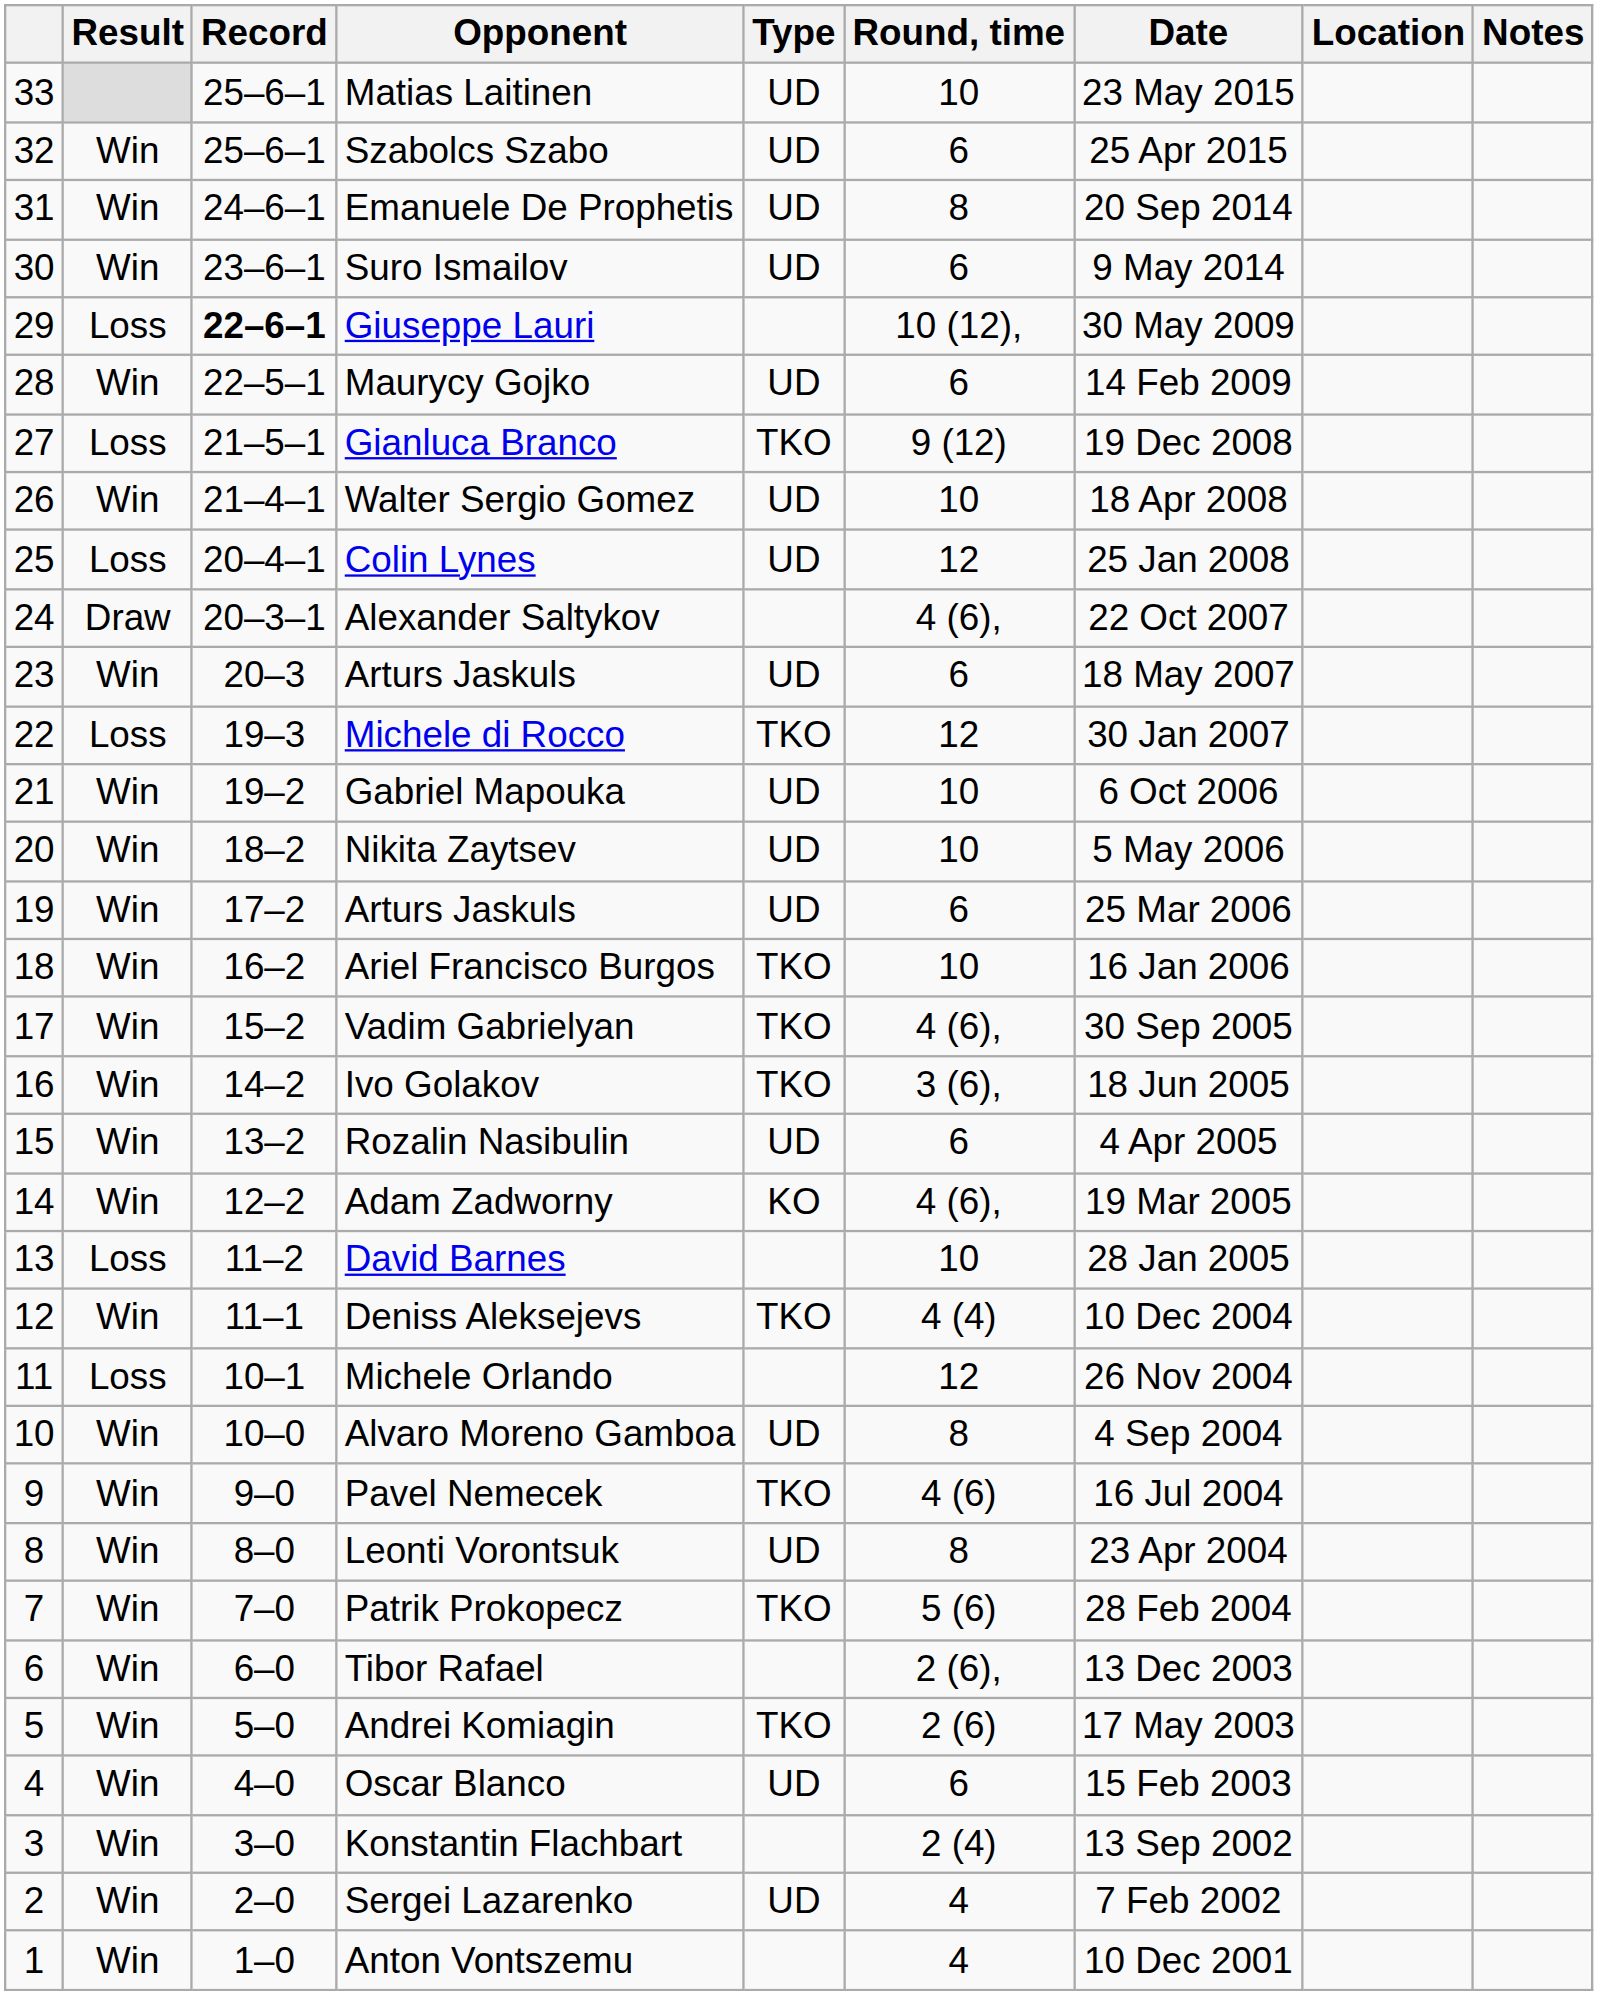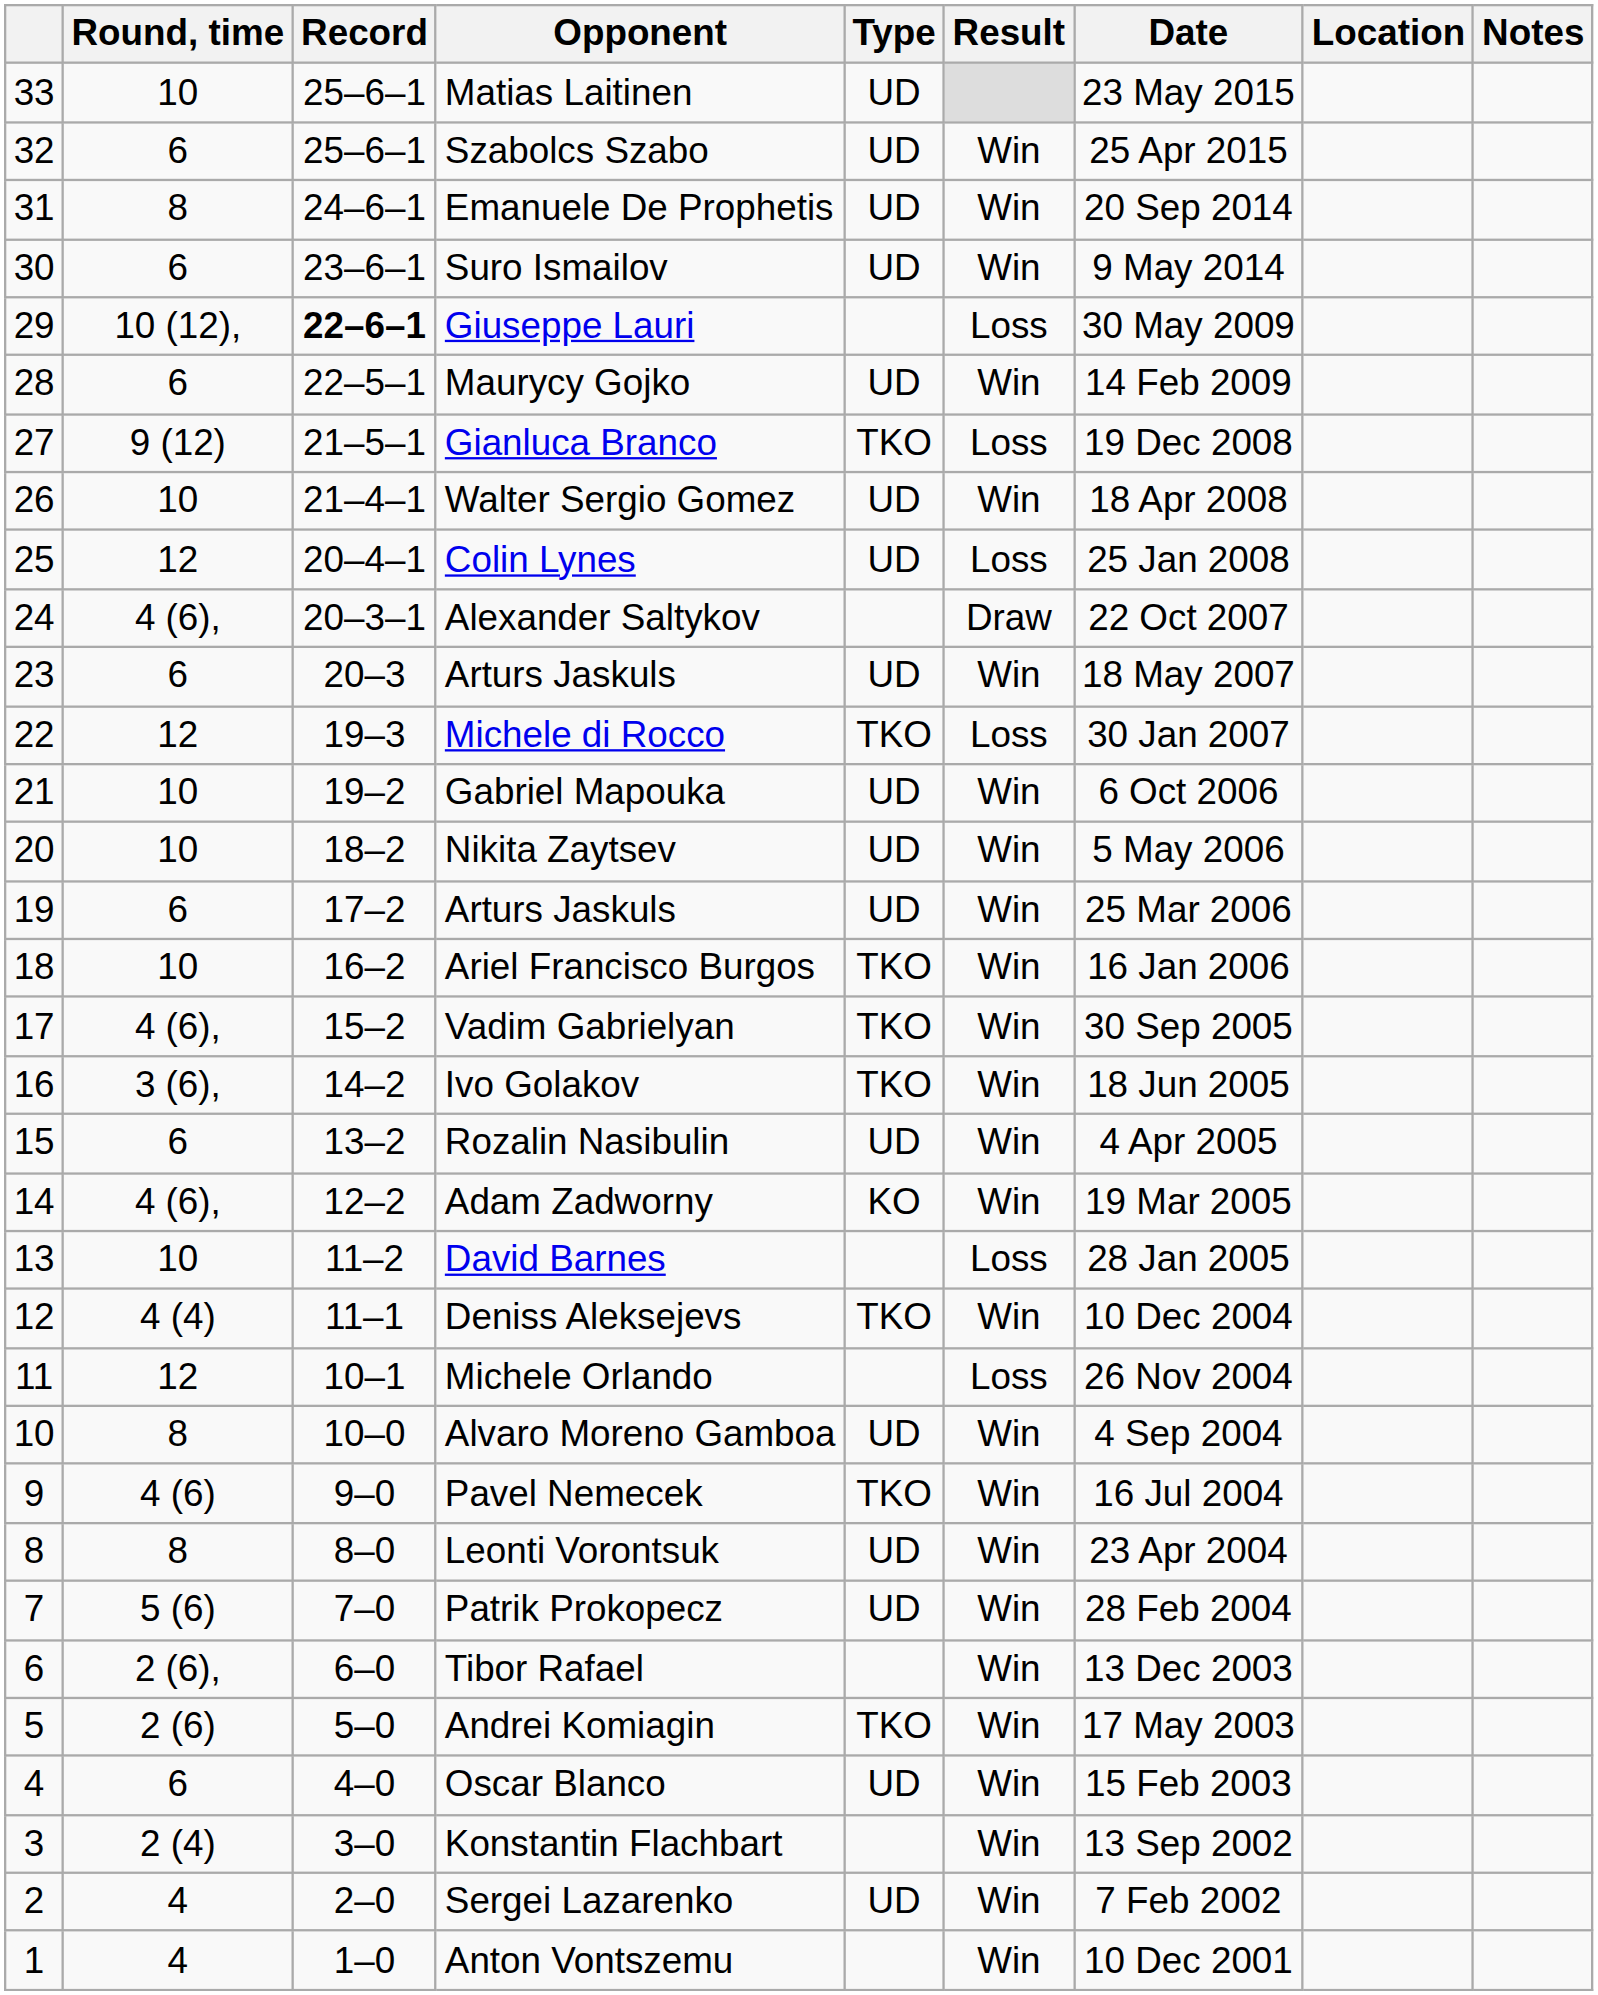columns swapped: (128, 33) <-> (959, 33)
(794, 1609) TKO -> (894, 1609) UD
